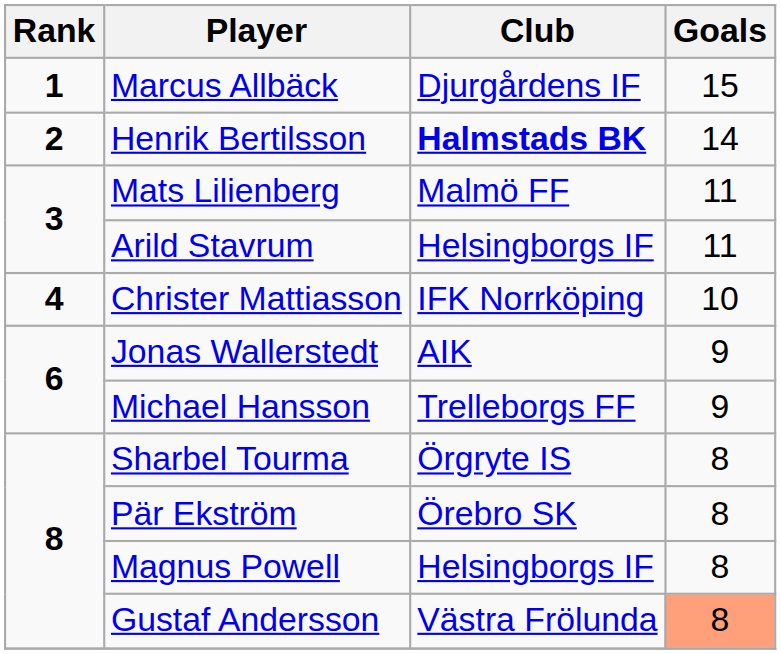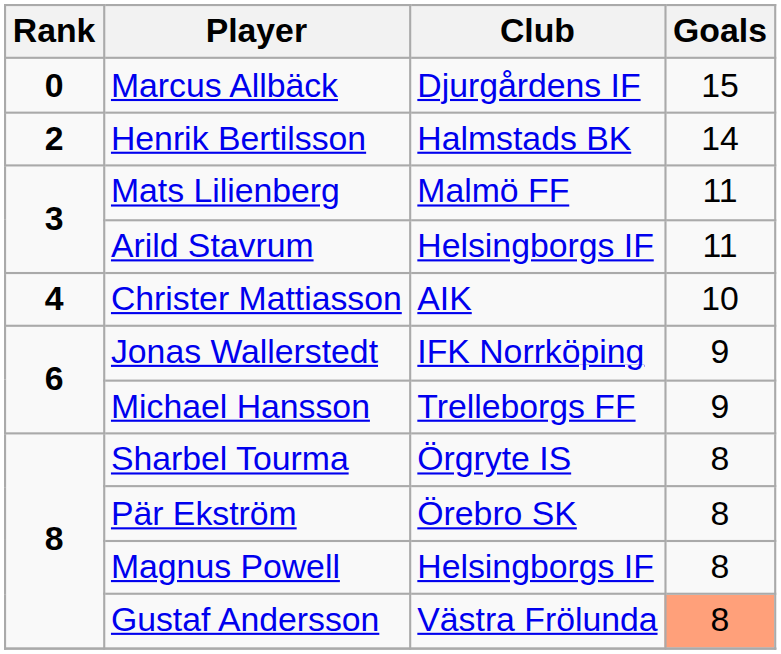(54, 84) 1 -> (54, 84) 0
(532, 138) bold -> (524, 138) normal
(531, 298) IFK Norrköping -> (445, 298) AIK
(445, 352) AIK -> (531, 352) IFK Norrköping
